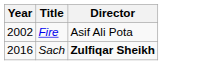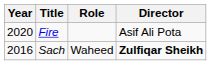+ column: (92, 13)
(20, 32) 2002 -> (20, 32) 2020
